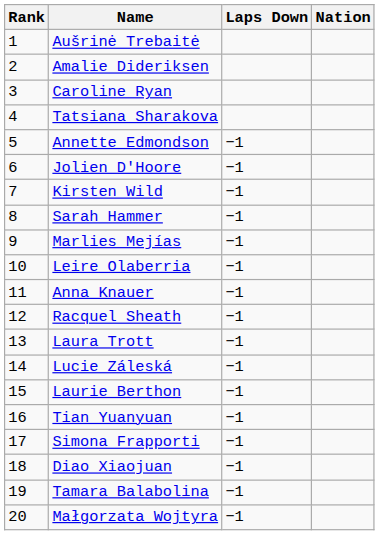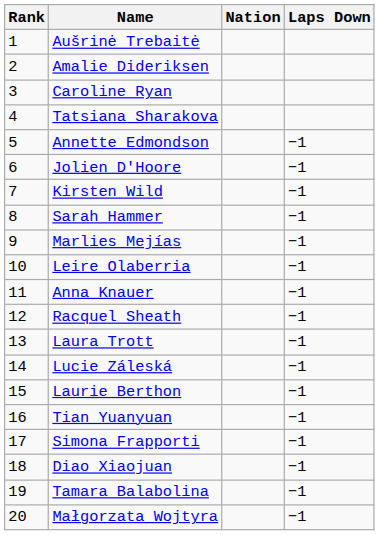columns swapped: (343, 17) <-> (267, 17)
